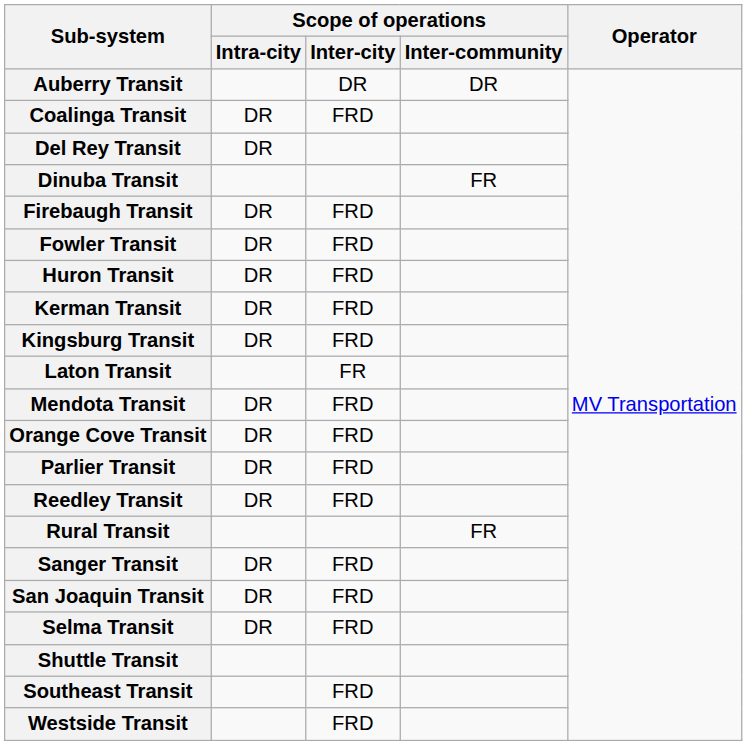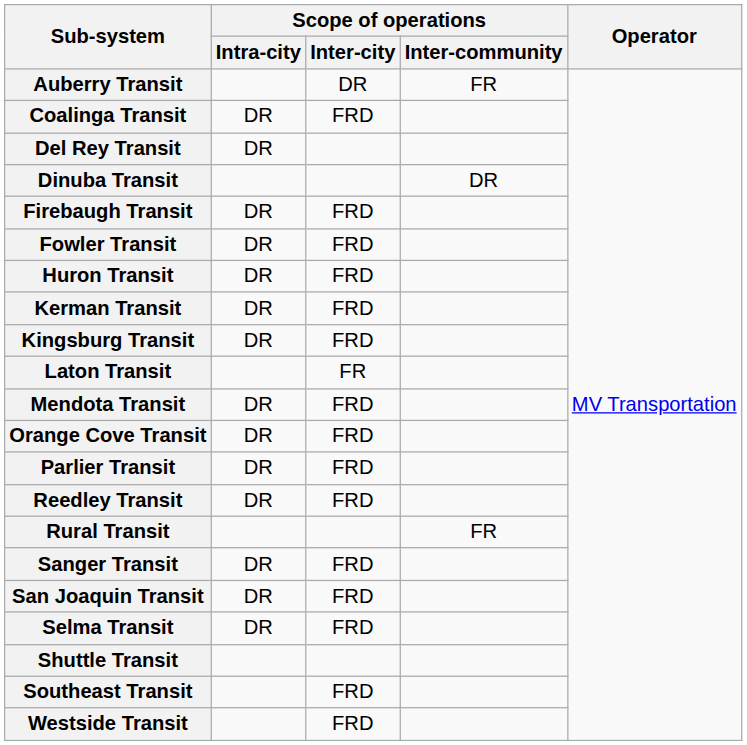(484, 84) DR -> (484, 84) FR
(484, 180) FR -> (484, 180) DR
